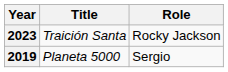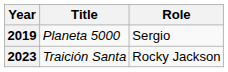rows swapped: (22, 56) <-> (22, 35)
